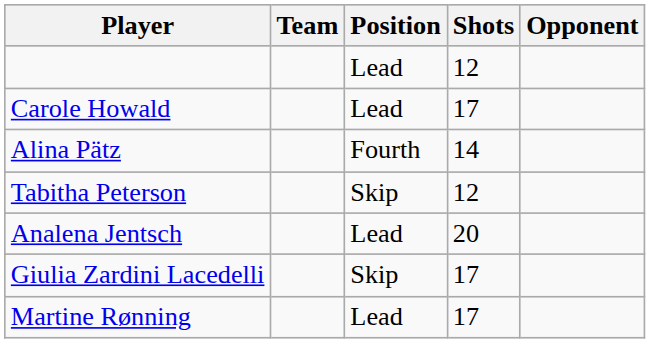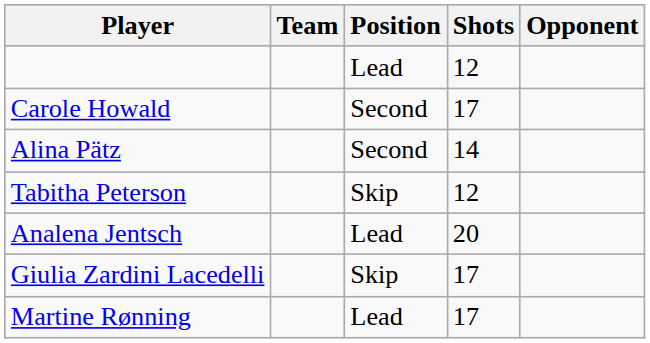(377, 108) Lead -> (389, 108) Second
(385, 150) Fourth -> (389, 150) Second
